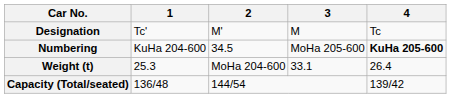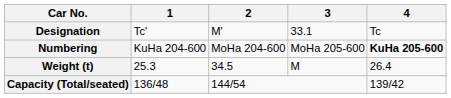(295, 31) M -> (301, 31) 33.1
(222, 48) 34.5 -> (248, 48) MoHa 204-600
(248, 66) MoHa 204-600 -> (222, 66) 34.5
(301, 66) 33.1 -> (295, 66) M
